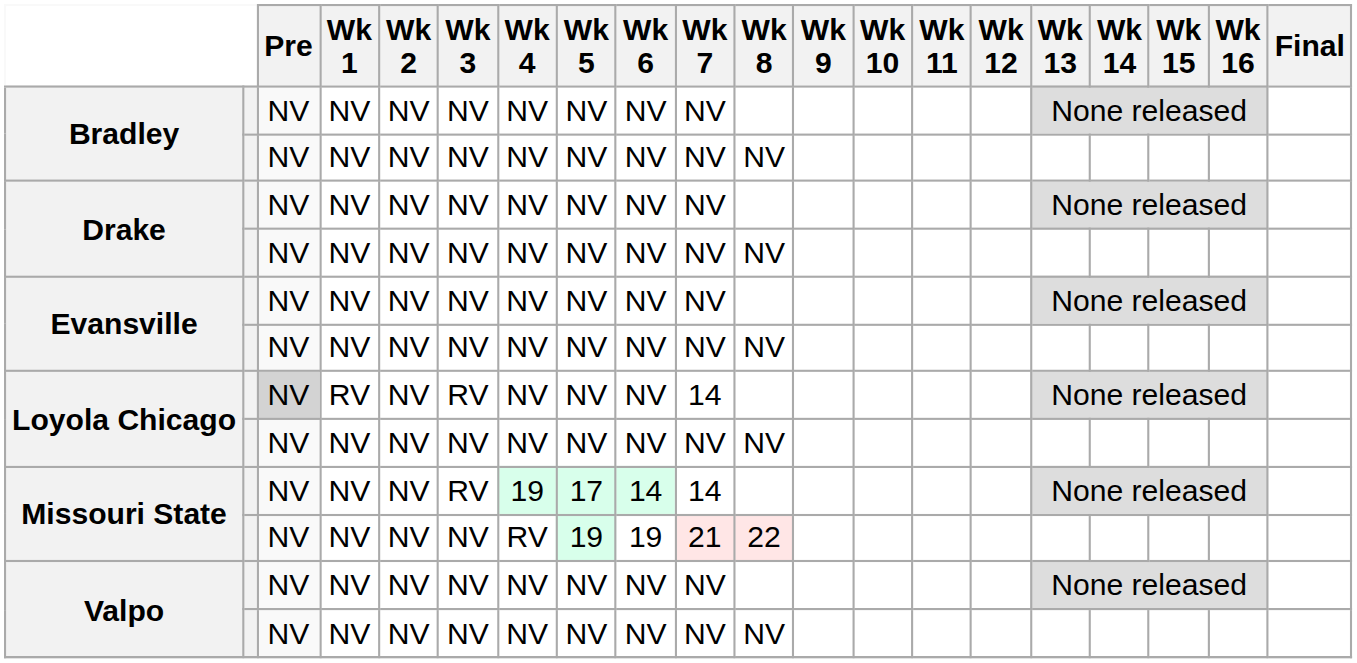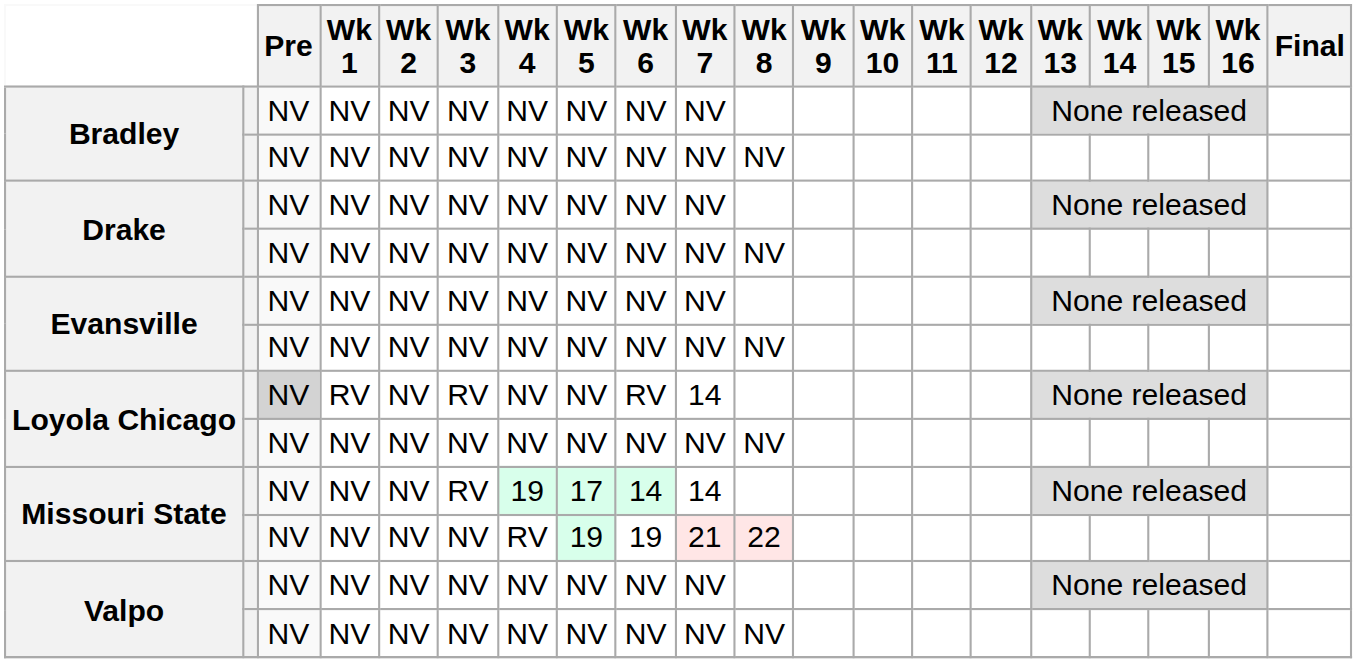(646, 395) NV -> (646, 395) RV
